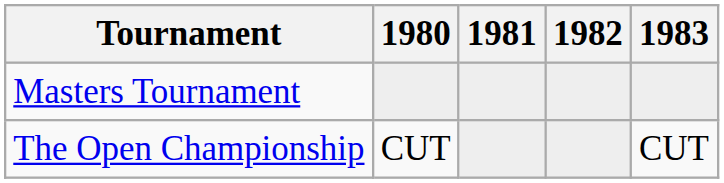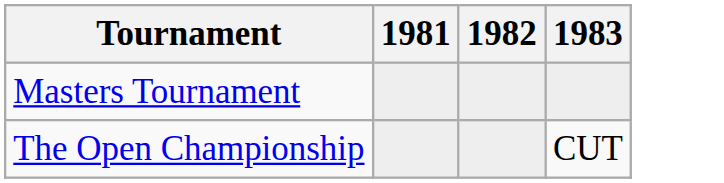- column: (416, 33)
